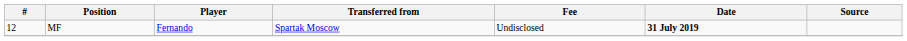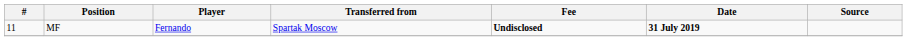(11, 28) 12 -> (11, 28) 11
(520, 28) normal -> (518, 28) bold
